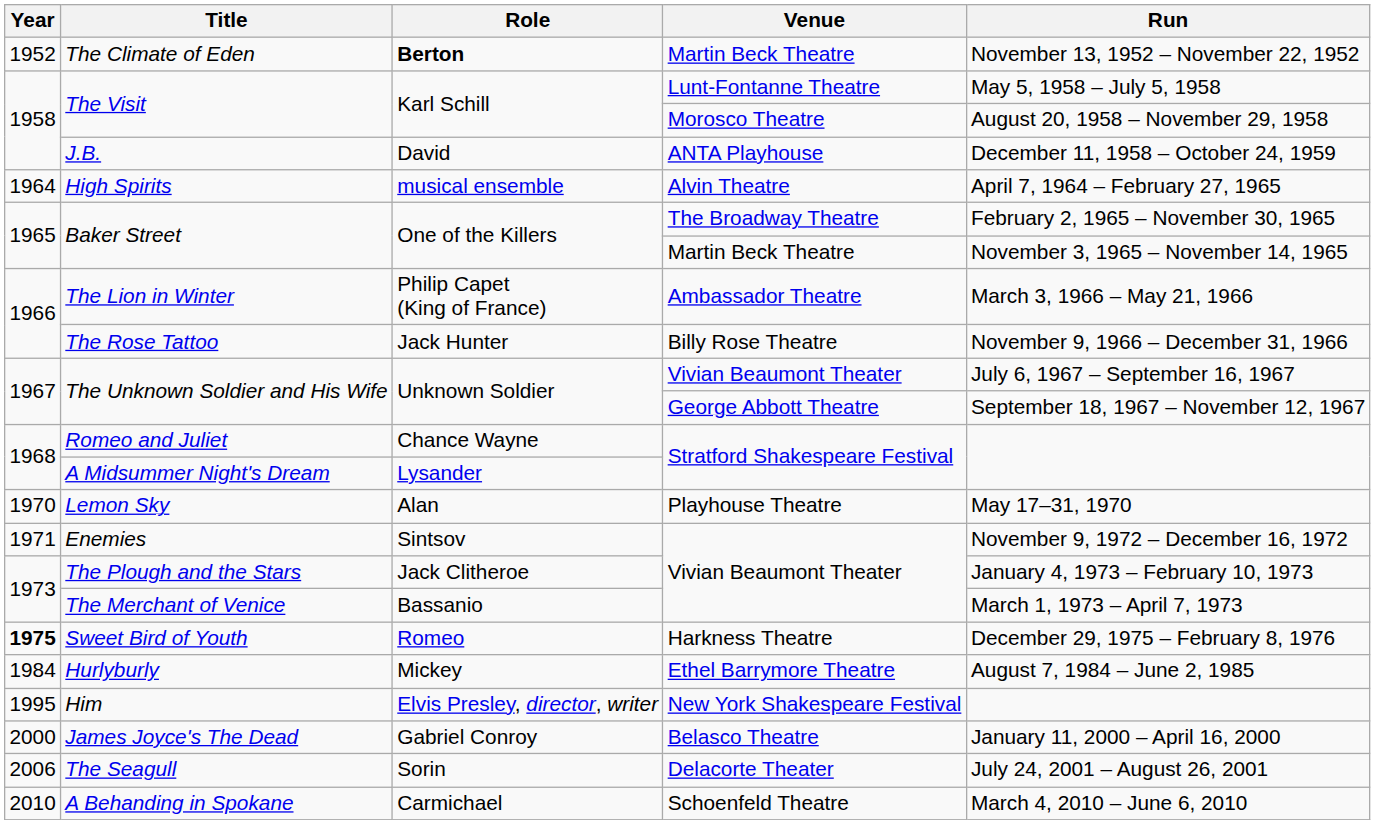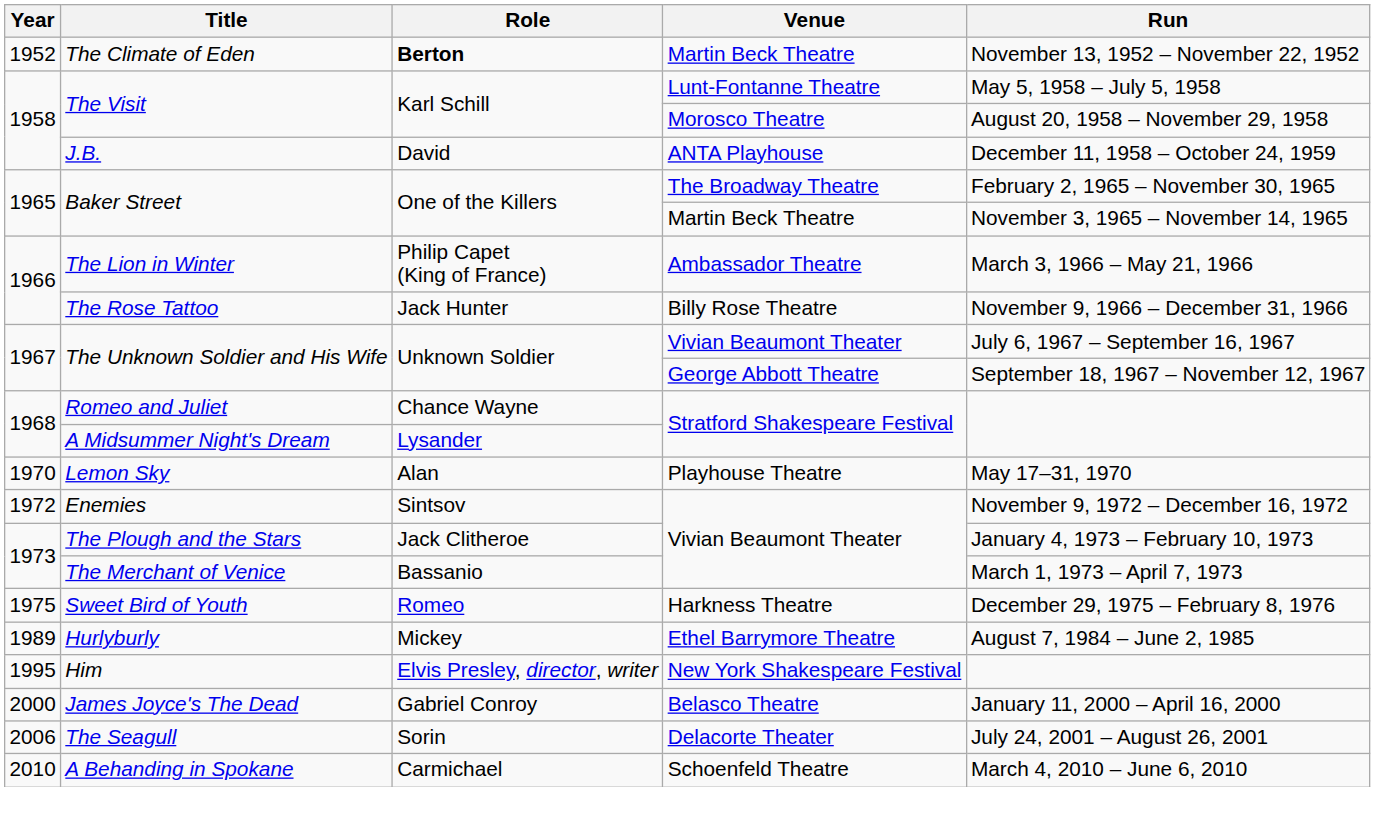- row: (118, 185)
(33, 539) 1971 -> (33, 506) 1972
(33, 638) bold -> (33, 605) normal
(33, 671) 1984 -> (33, 638) 1989
